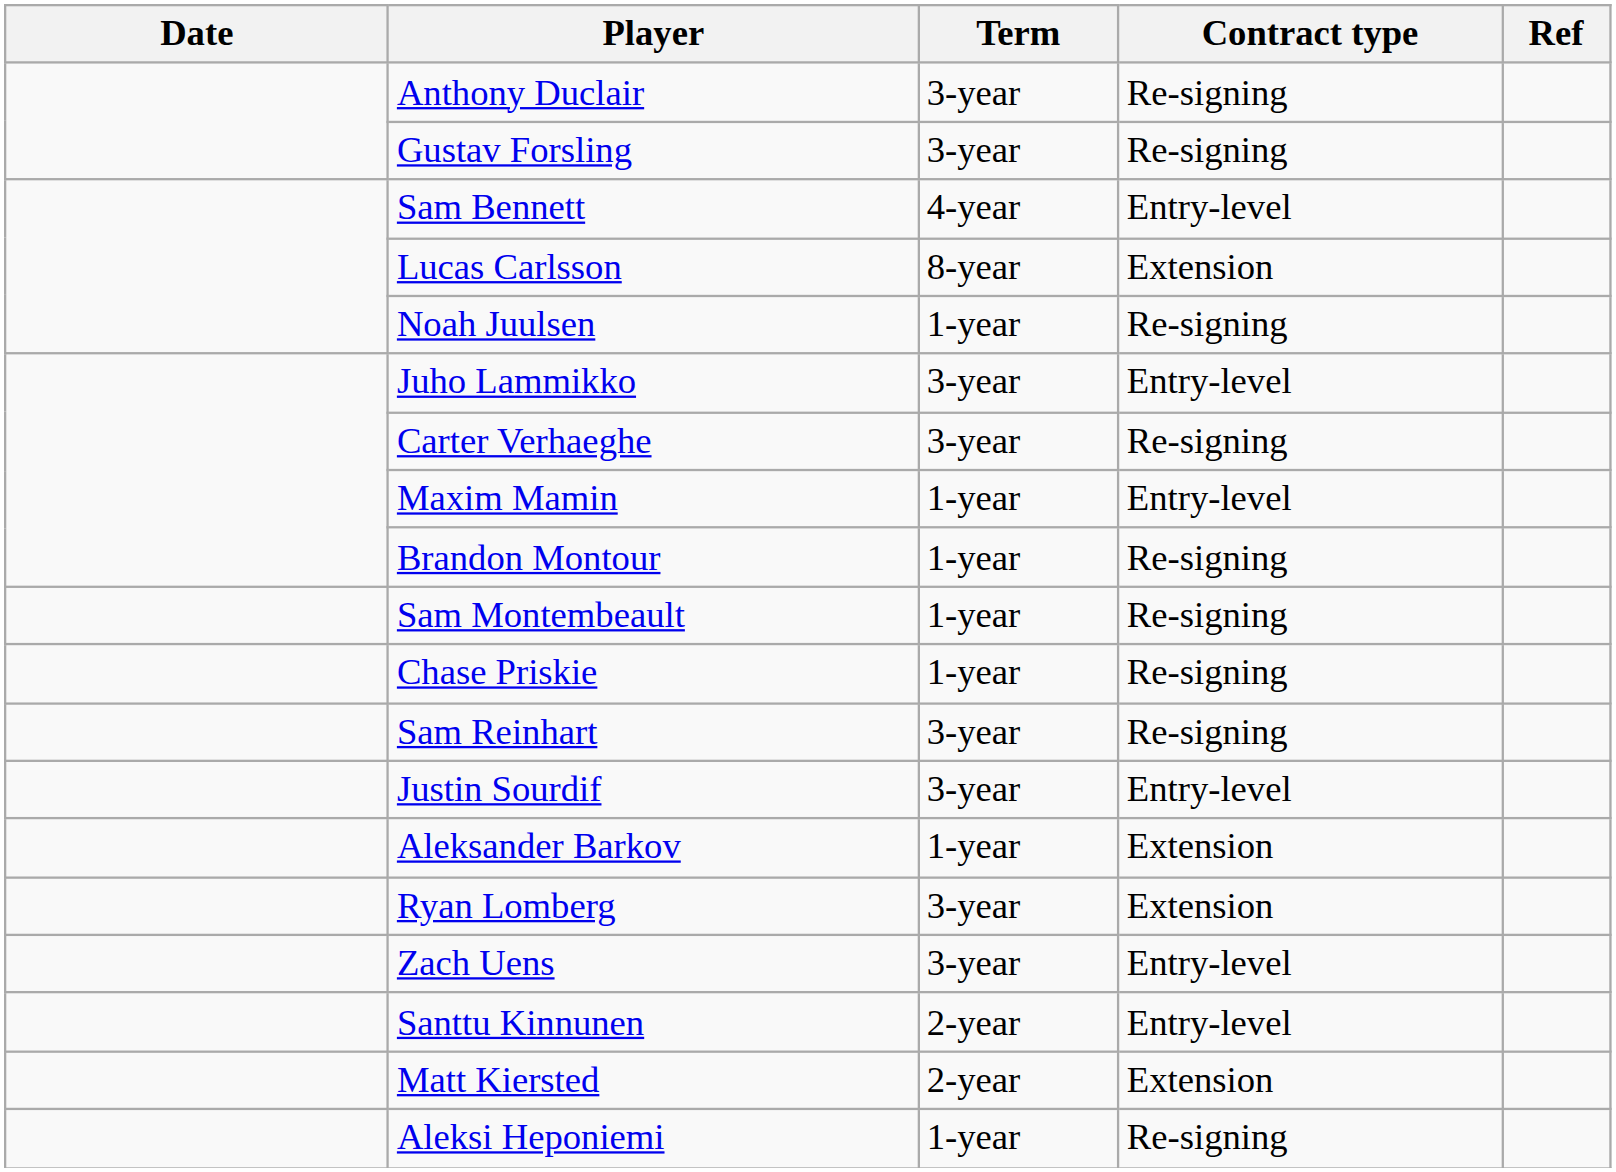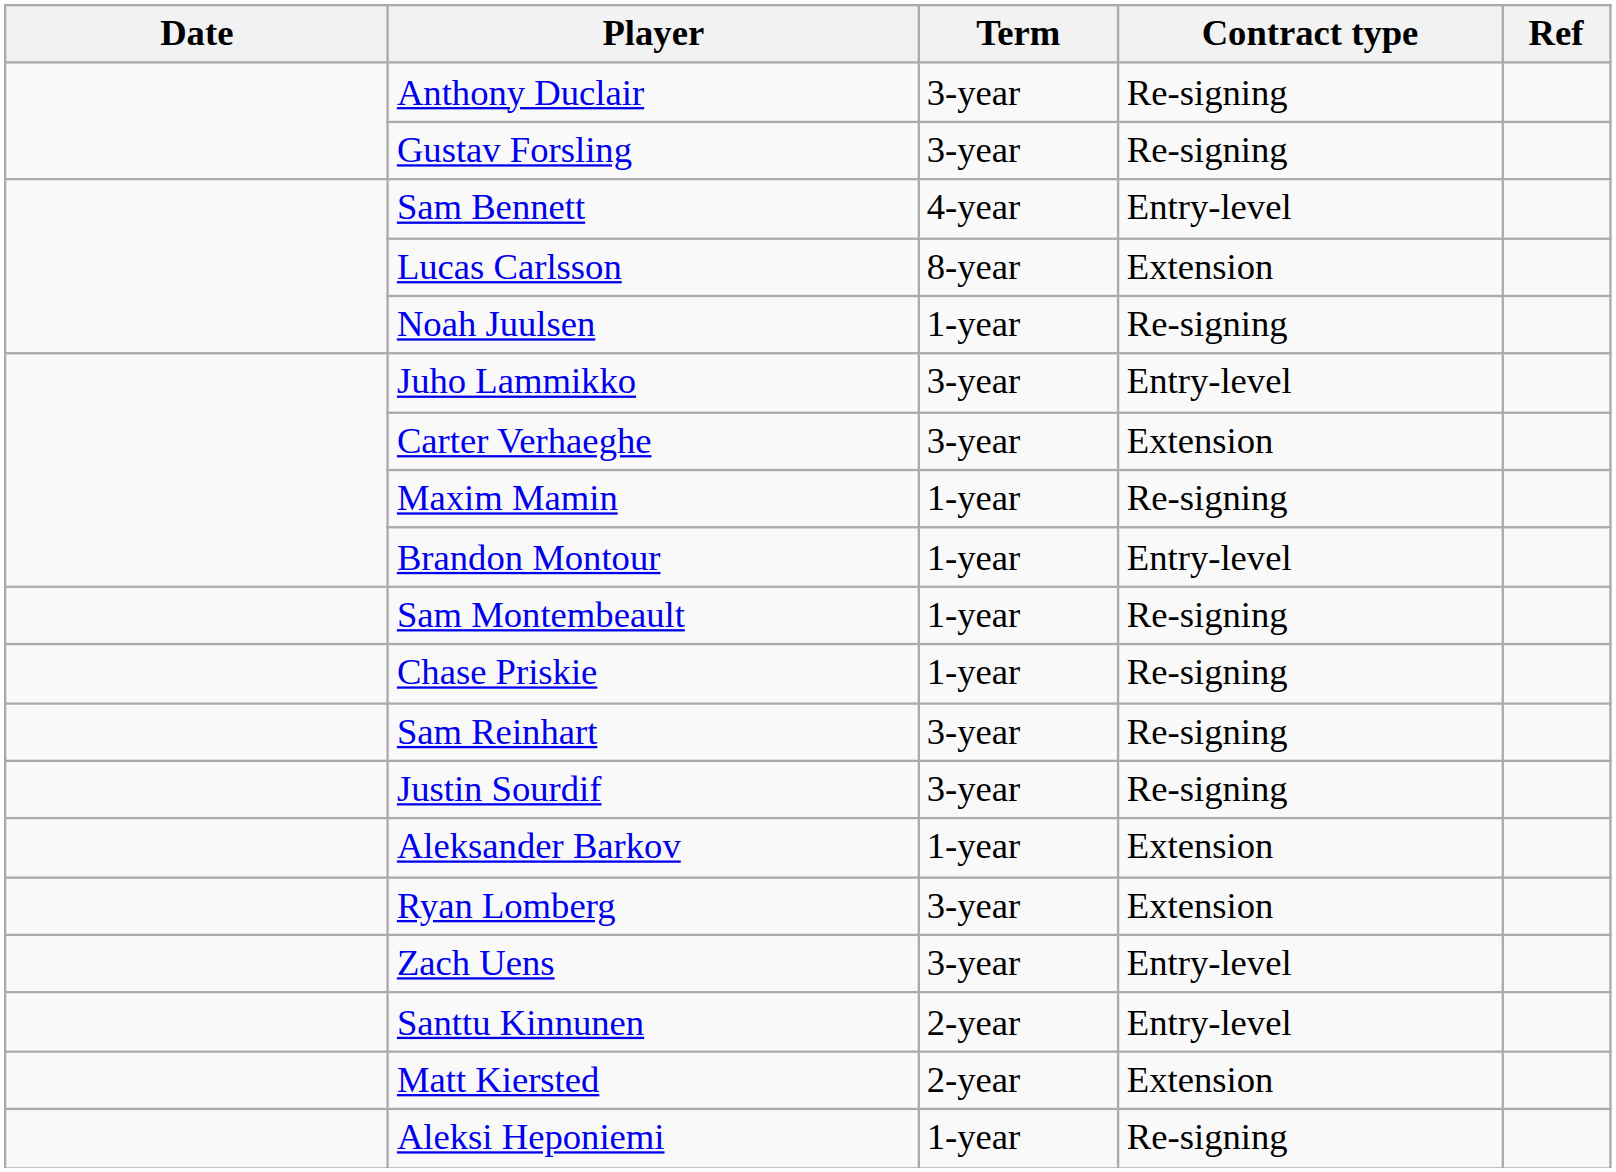(1207, 440) Re-signing -> (1200, 440) Extension
(1209, 498) Entry-level -> (1207, 498) Re-signing
(1207, 556) Re-signing -> (1209, 556) Entry-level
(1209, 788) Entry-level -> (1207, 788) Re-signing
